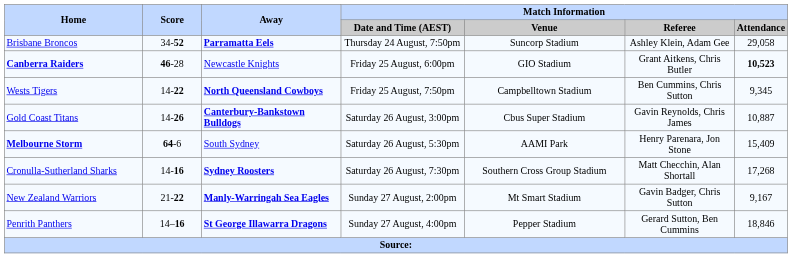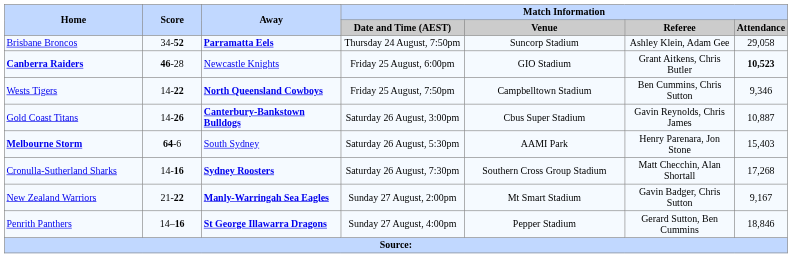(761, 90) 9,345 -> (761, 90) 9,346
(761, 144) 15,409 -> (761, 144) 15,403
